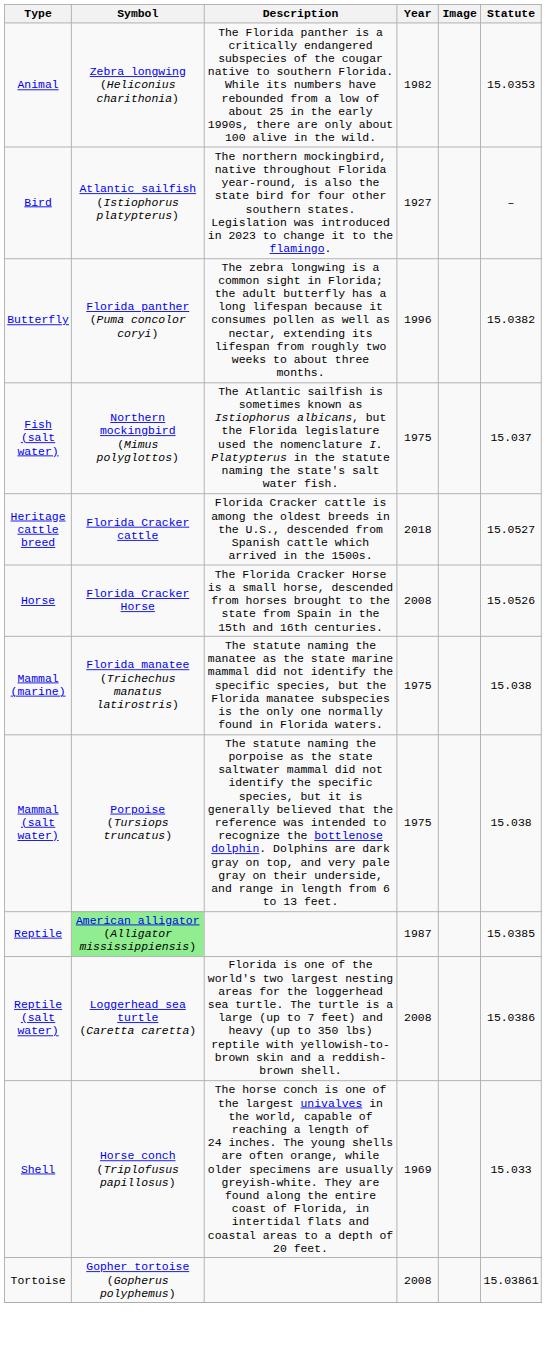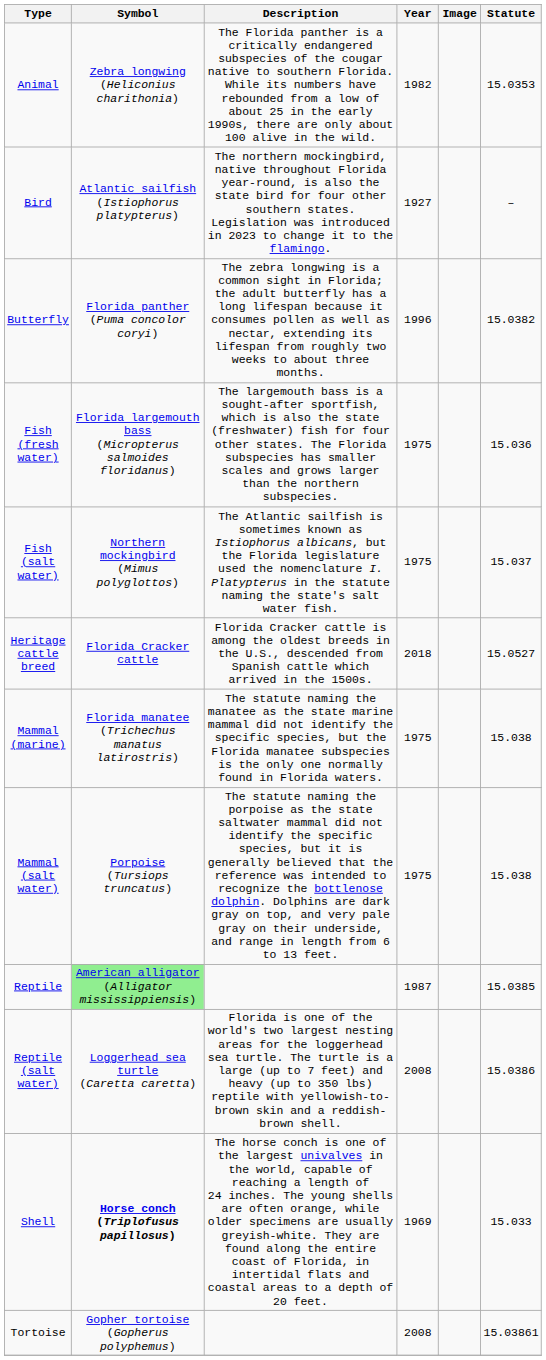+ row: (38, 445)
- row: (38, 601)
(138, 1169) normal -> (138, 1222) bold
